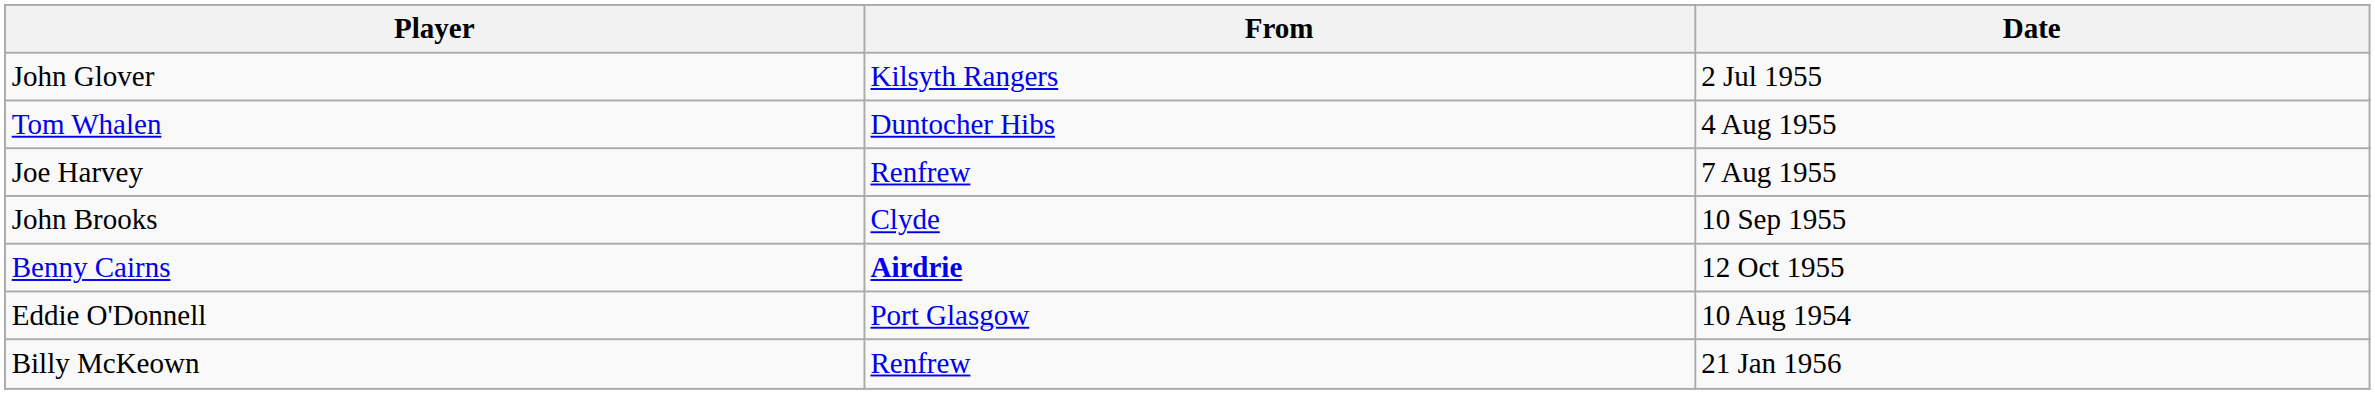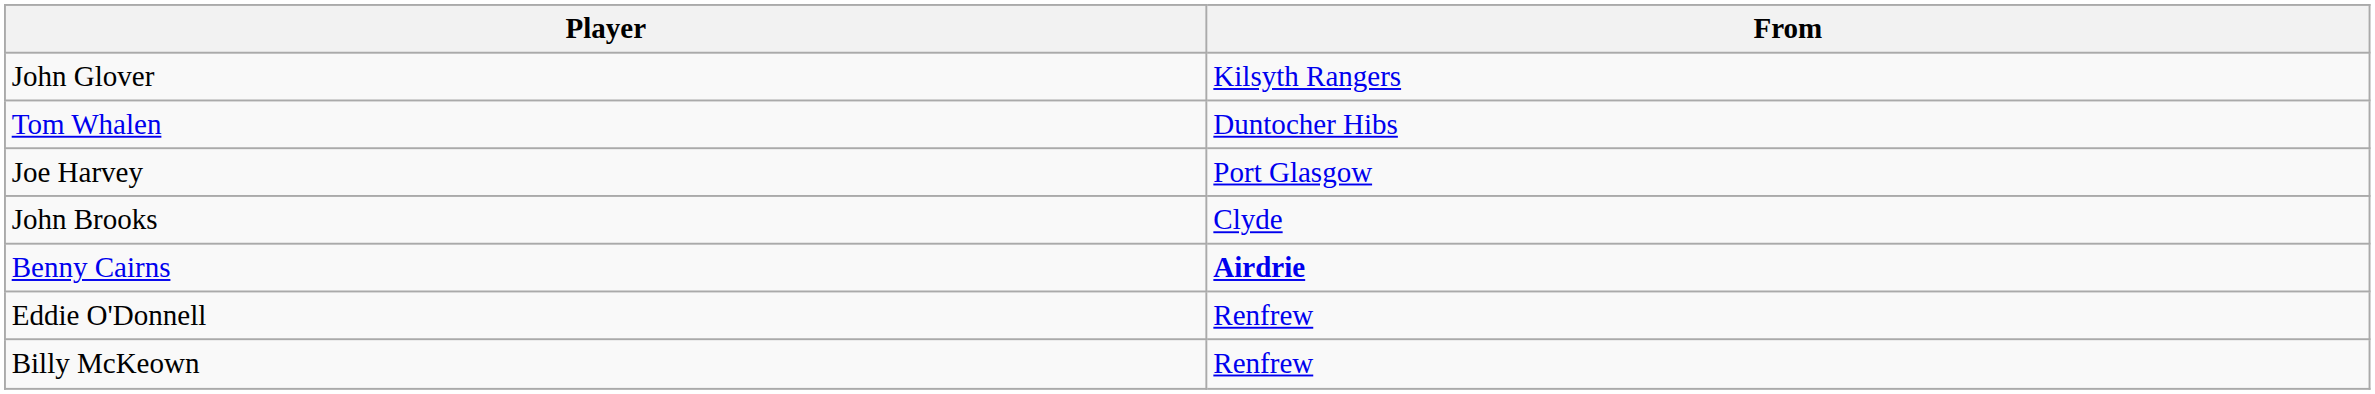- column: (2032, 28)
(920, 172) Renfrew -> (1293, 172) Port Glasgow
(950, 315) Port Glasgow -> (1263, 315) Renfrew
